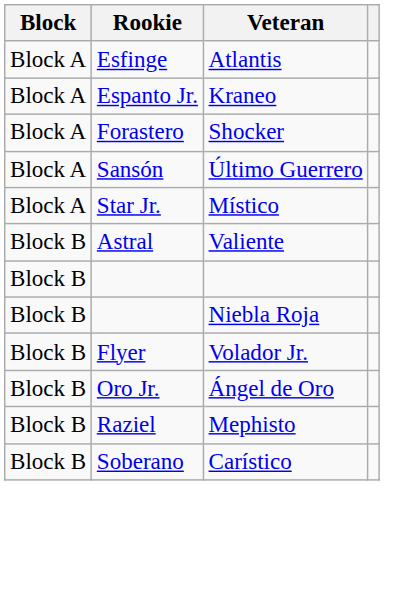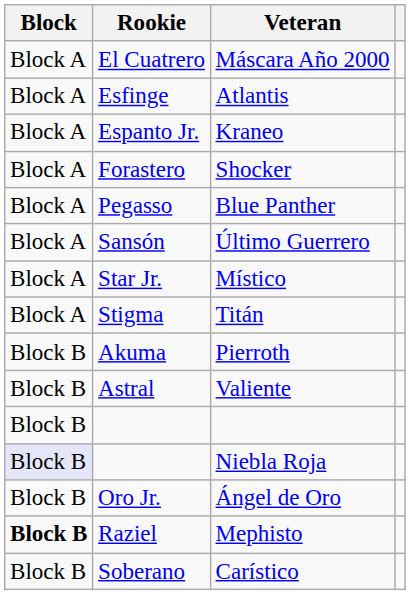+ row: (303, 59)
+ row: (275, 205)
+ row: (239, 315)
+ row: (253, 351)
(48, 315) no background -> (48, 461) lavender background
- row: (258, 351)
(48, 424) normal -> (49, 534) bold
